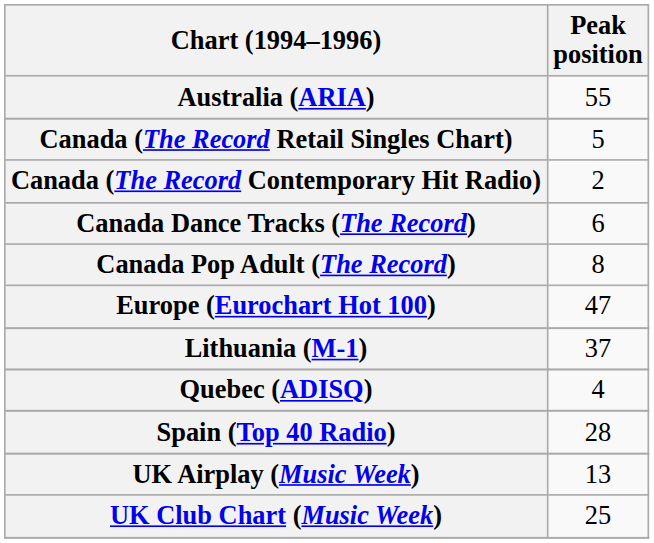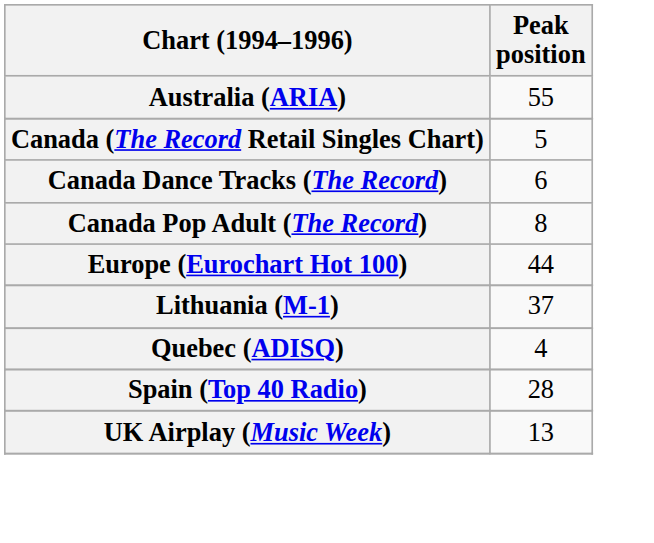- row: (276, 180)
(598, 306) 47 -> (541, 264) 44
- row: (276, 515)
